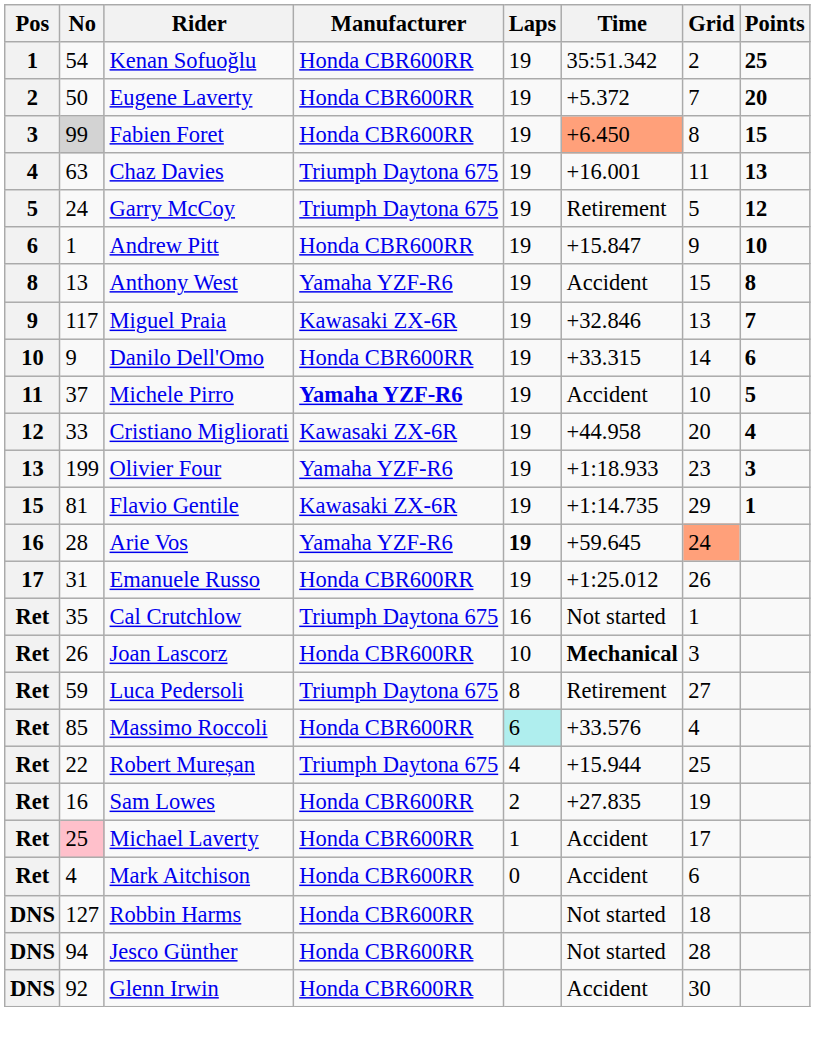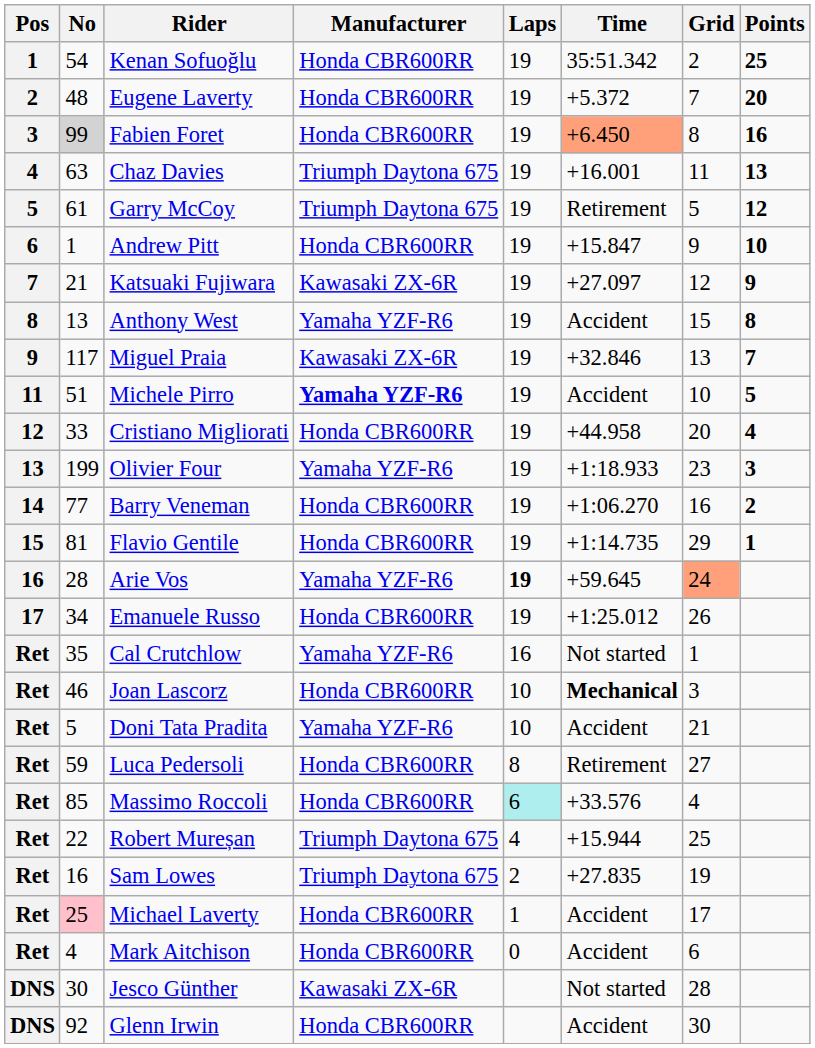(77, 97) 50 -> (77, 97) 48
(756, 134) 15 -> (756, 134) 16
(77, 208) 24 -> (77, 208) 61
+ row: (192, 282)
- row: (187, 357)
(77, 394) 37 -> (77, 394) 51
(378, 431) Kawasaki ZX-6R -> (386, 431) Honda CBR600RR
+ row: (180, 505)
(378, 505) Kawasaki ZX-6R -> (386, 542) Honda CBR600RR
(77, 579) 31 -> (77, 616) 34
(399, 616) Triumph Daytona 675 -> (376, 653) Yamaha YZF-R6
(77, 653) 26 -> (77, 690) 46
+ row: (188, 727)
(399, 690) Triumph Daytona 675 -> (386, 765) Honda CBR600RR
(386, 802) Honda CBR600RR -> (399, 876) Triumph Daytona 675
- row: (175, 913)
(77, 950) 94 -> (77, 987) 30
(386, 950) Honda CBR600RR -> (378, 987) Kawasaki ZX-6R
